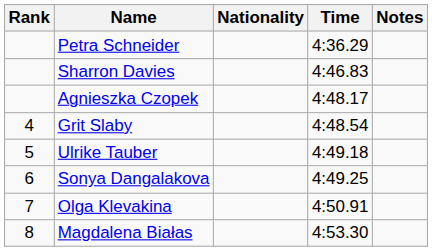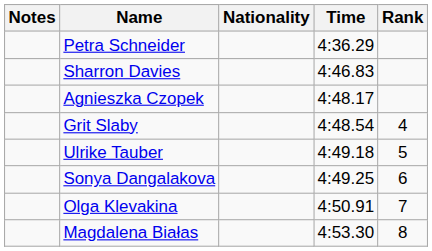columns swapped: (29, 17) <-> (400, 17)
